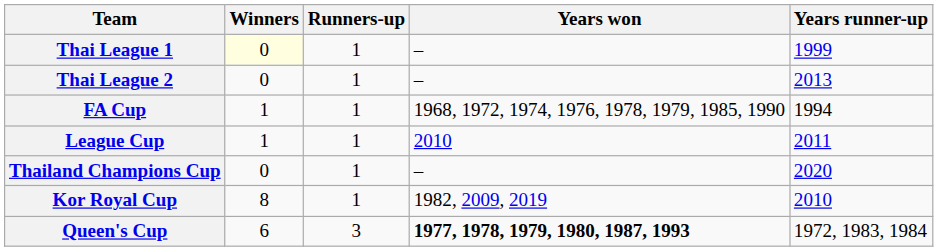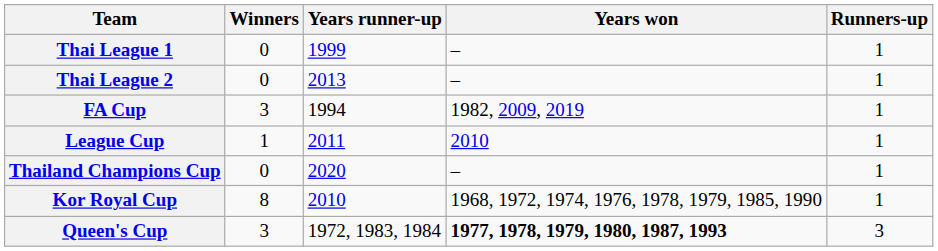columns swapped: (356, 19) <-> (861, 19)
(264, 49) lightyellow background -> (264, 49) no background
(264, 110) 1 -> (264, 110) 3
(599, 110) 1968, 1972, 1974, 1976, 1978, 1979, 1985, 1990 -> (517, 110) 1982, 2009, 2019
(480, 200) 1982, 2009, 2019 -> (636, 200) 1968, 1972, 1974, 1976, 1978, 1979, 1985, 1990
(264, 230) 6 -> (264, 230) 3
